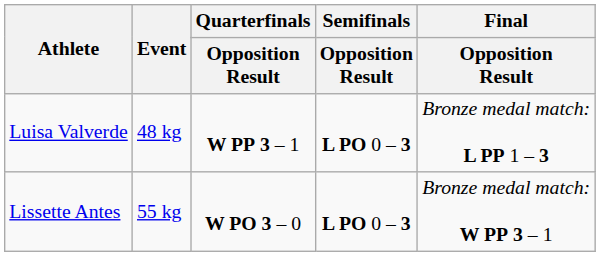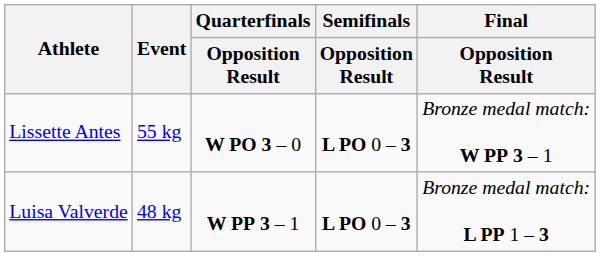rows swapped: (69, 132) <-> (65, 211)
